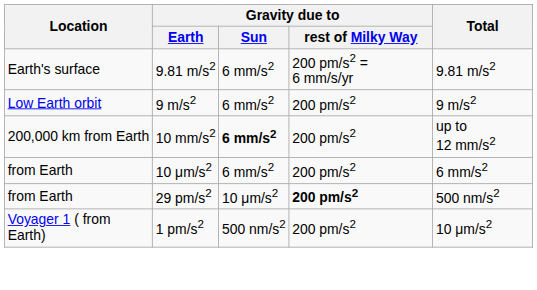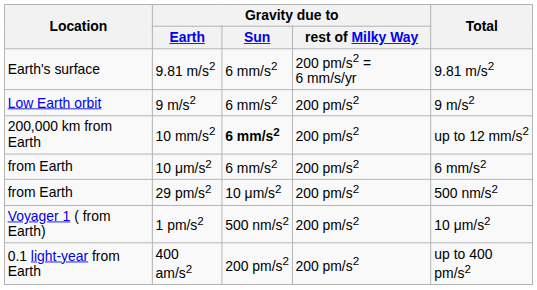(325, 196) bold -> (327, 192) normal
+ row: (174, 263)
